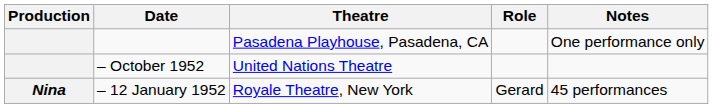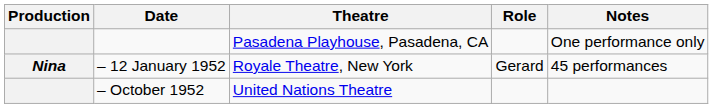rows swapped: (161, 90) <-> (151, 66)
